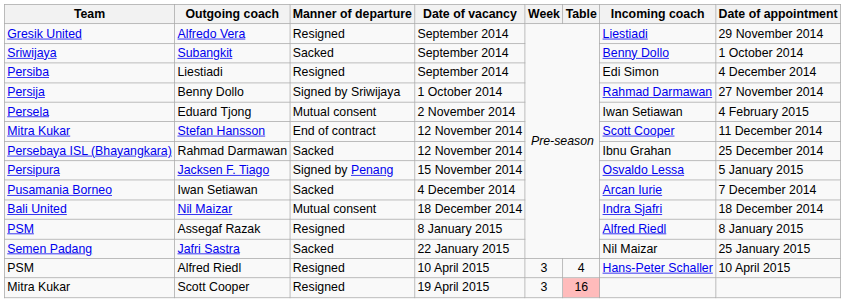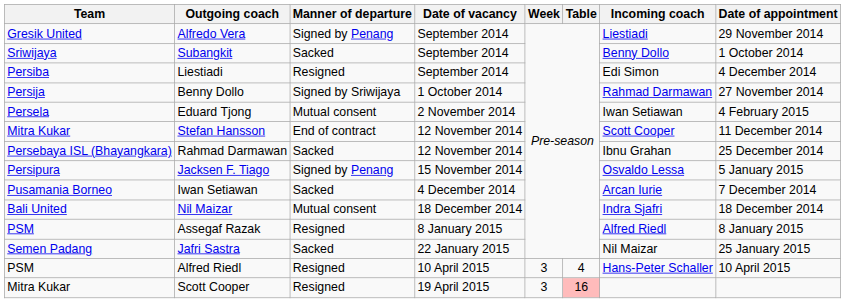(319, 33) Resigned -> (343, 33) Signed by Penang
